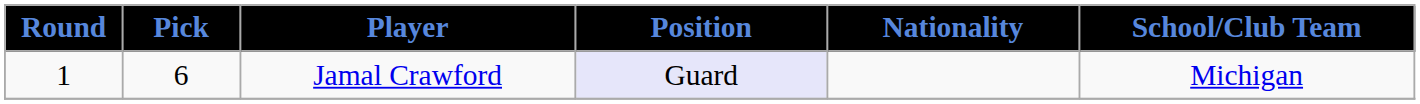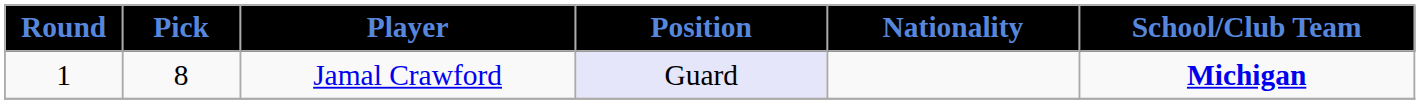(181, 74) 6 -> (181, 74) 8
(1247, 74) normal -> (1247, 74) bold
